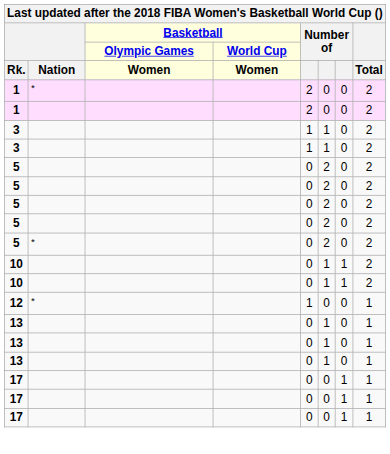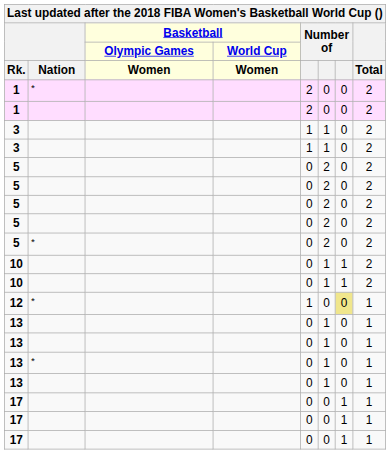(344, 303) no background -> (344, 303) khaki background
+ row: (16, 363)
